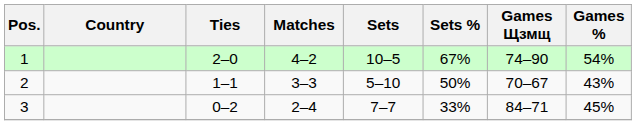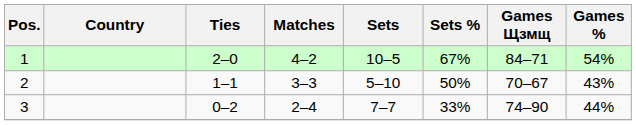(527, 58) 74–90 -> (527, 58) 84–71
(527, 107) 84–71 -> (527, 107) 74–90
(599, 107) 45% -> (599, 107) 44%
